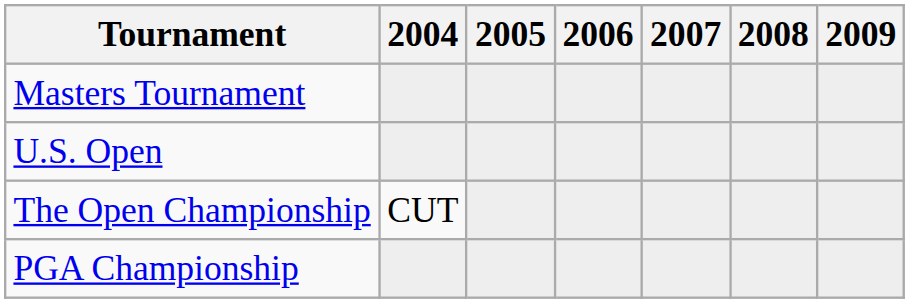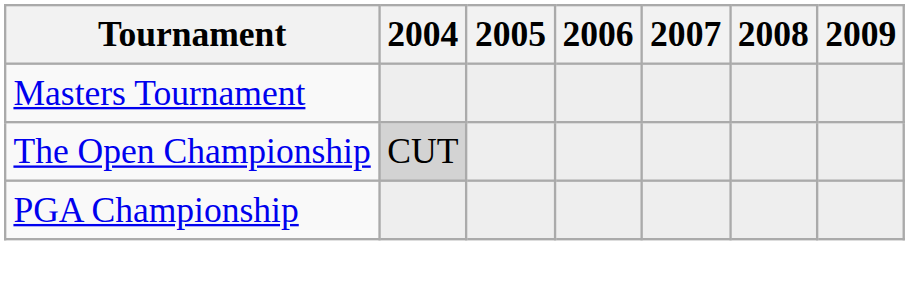- row: (88, 151)
(423, 209) no background -> (423, 151) lightgrey background
